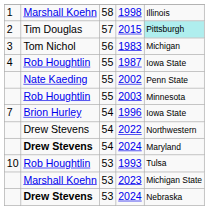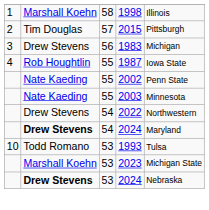(165, 29) paleturquoise background -> (165, 29) no background
(49, 46) Tom Nichol -> (56, 46) Drew Stevens
(57, 96) Rob Houghtlin -> (55, 96) Nate Kaeding
- row: (107, 113)
(57, 163) Rob Houghtlin -> (56, 146) Todd Romano
